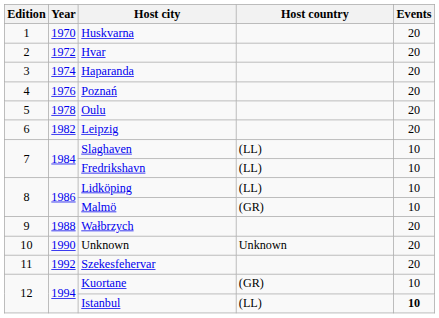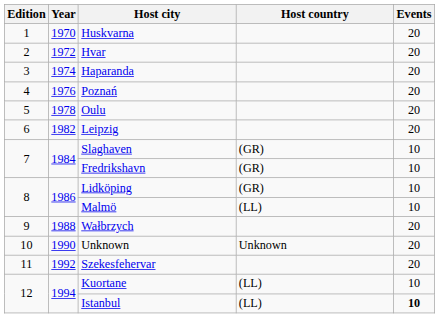(250, 149) (LL) -> (251, 149) (GR)
(250, 168) (LL) -> (251, 168) (GR)
(250, 187) (LL) -> (251, 187) (GR)
(251, 206) (GR) -> (250, 206) (LL)
(251, 284) (GR) -> (250, 284) (LL)
